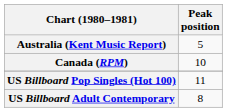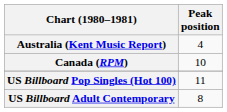(200, 44) 5 -> (200, 44) 4
